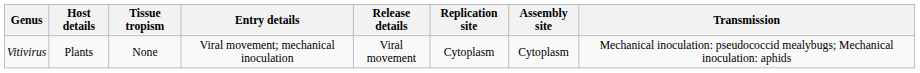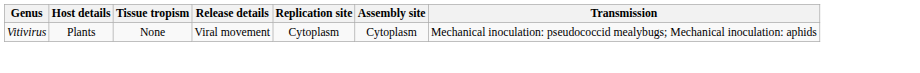- column: (267, 20)
